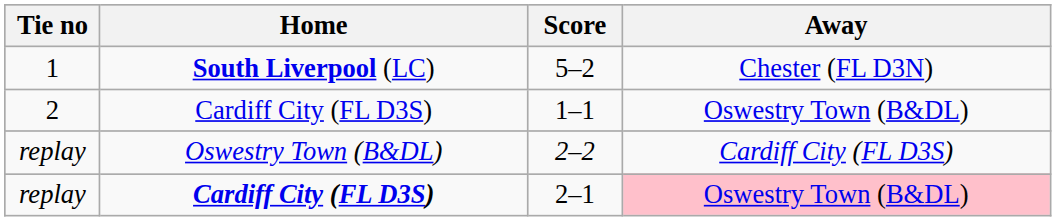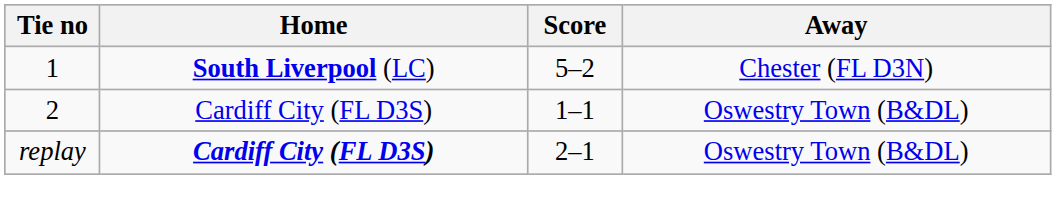- row: (575, 151)
(836, 194) pink background -> (836, 151) no background
